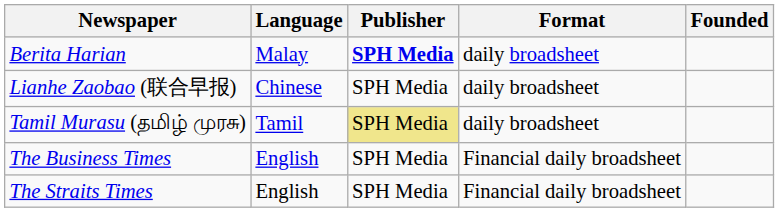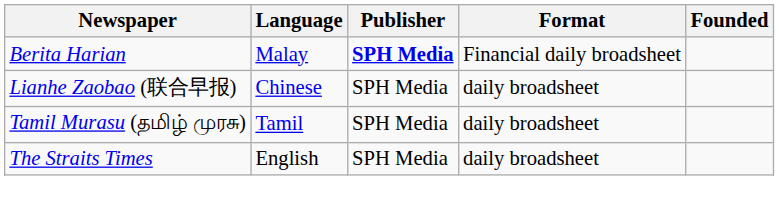(531, 53) daily broadsheet -> (572, 53) Financial daily broadsheet
(400, 124) khaki background -> (400, 124) no background
- row: (90, 158)
(572, 190) Financial daily broadsheet -> (531, 158) daily broadsheet
